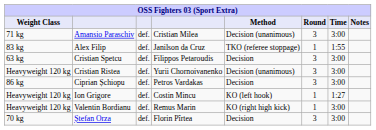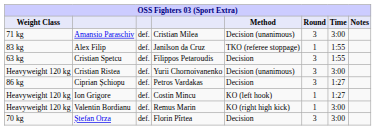(338, 59) 3:00 -> (338, 59) 1:55
(338, 83) 3:00 -> (338, 83) 1:27
